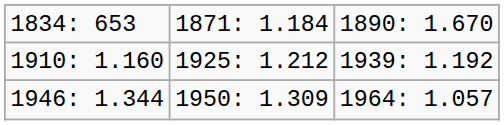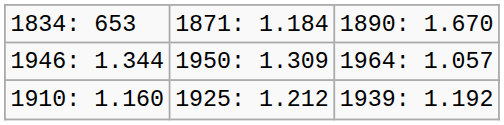rows swapped: (87, 62) <-> (87, 100)
